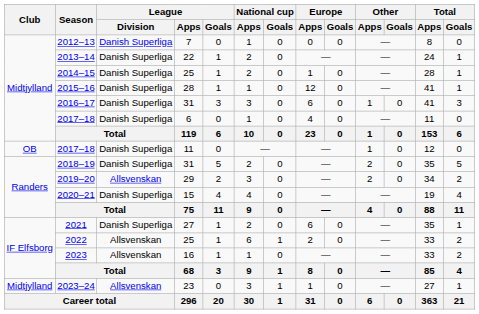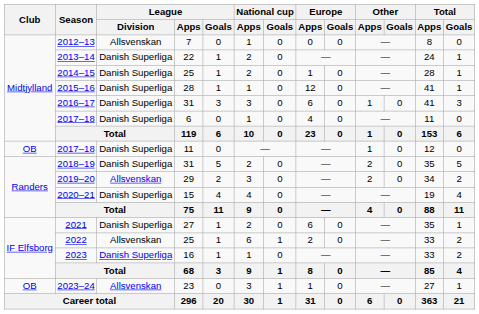(136, 42) Danish Superliga -> (136, 42) Allsvenskan
(136, 255) Allsvenskan -> (136, 255) Danish Superliga
(30, 286) Midtjylland -> (30, 286) OB
